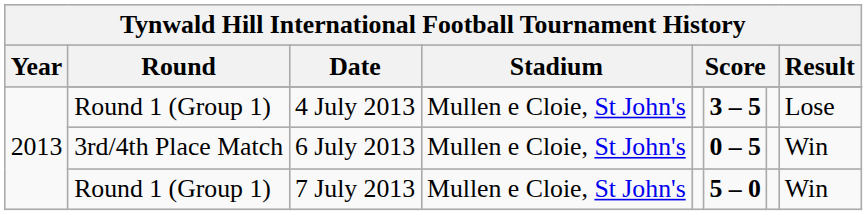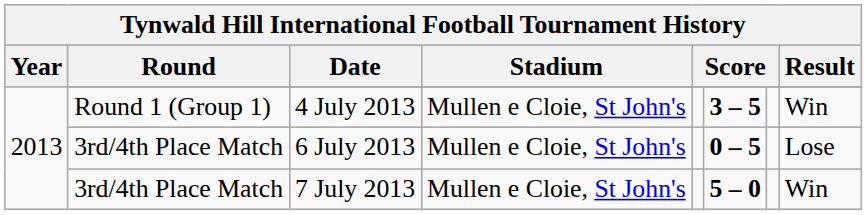(810, 106) Lose -> (806, 106) Win
(806, 147) Win -> (810, 147) Lose
(173, 188) Round 1 (Group 1) -> (179, 188) 3rd/4th Place Match
